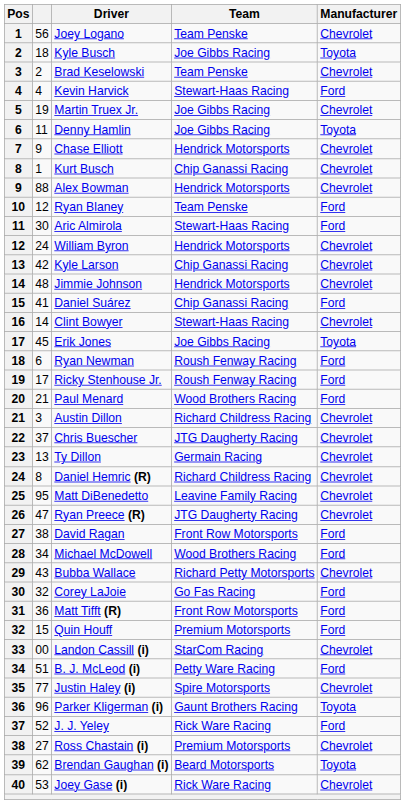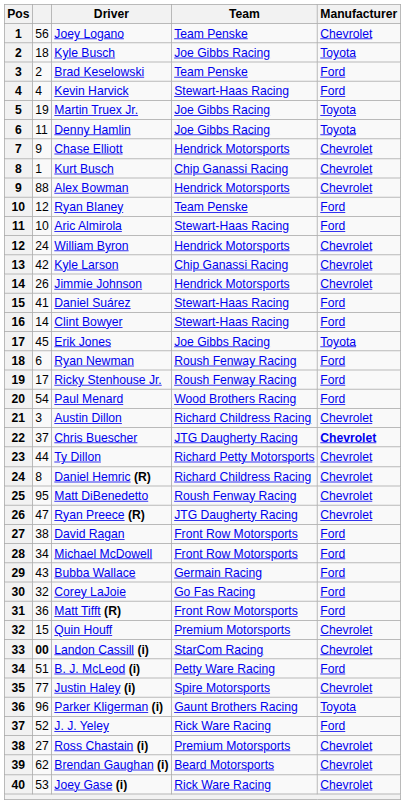(346, 72) Chevrolet -> (333, 72) Ford
(346, 110) Chevrolet -> (338, 110) Toyota
(42, 226) 30 -> (42, 226) 10
(42, 284) 48 -> (42, 284) 26
(231, 303) Chip Ganassi Racing -> (232, 303) Stewart-Haas Racing
(346, 322) Chevrolet -> (333, 322) Ford
(42, 399) 21 -> (42, 399) 54
(346, 438) normal -> (348, 438) bold
(42, 457) 13 -> (42, 457) 44
(218, 457) Germain Racing -> (244, 457) Richard Petty Motorsports
(236, 495) Leavine Family Racing -> (235, 495) Roush Fenway Racing
(235, 553) Wood Brothers Racing -> (236, 553) Front Row Motorsports
(244, 572) Richard Petty Motorsports -> (218, 572) Germain Racing
(346, 572) Chevrolet -> (333, 572) Ford
(333, 630) Ford -> (346, 630) Chevrolet
(42, 649) normal -> (42, 649) bold
(338, 765) Toyota -> (346, 765) Chevrolet
